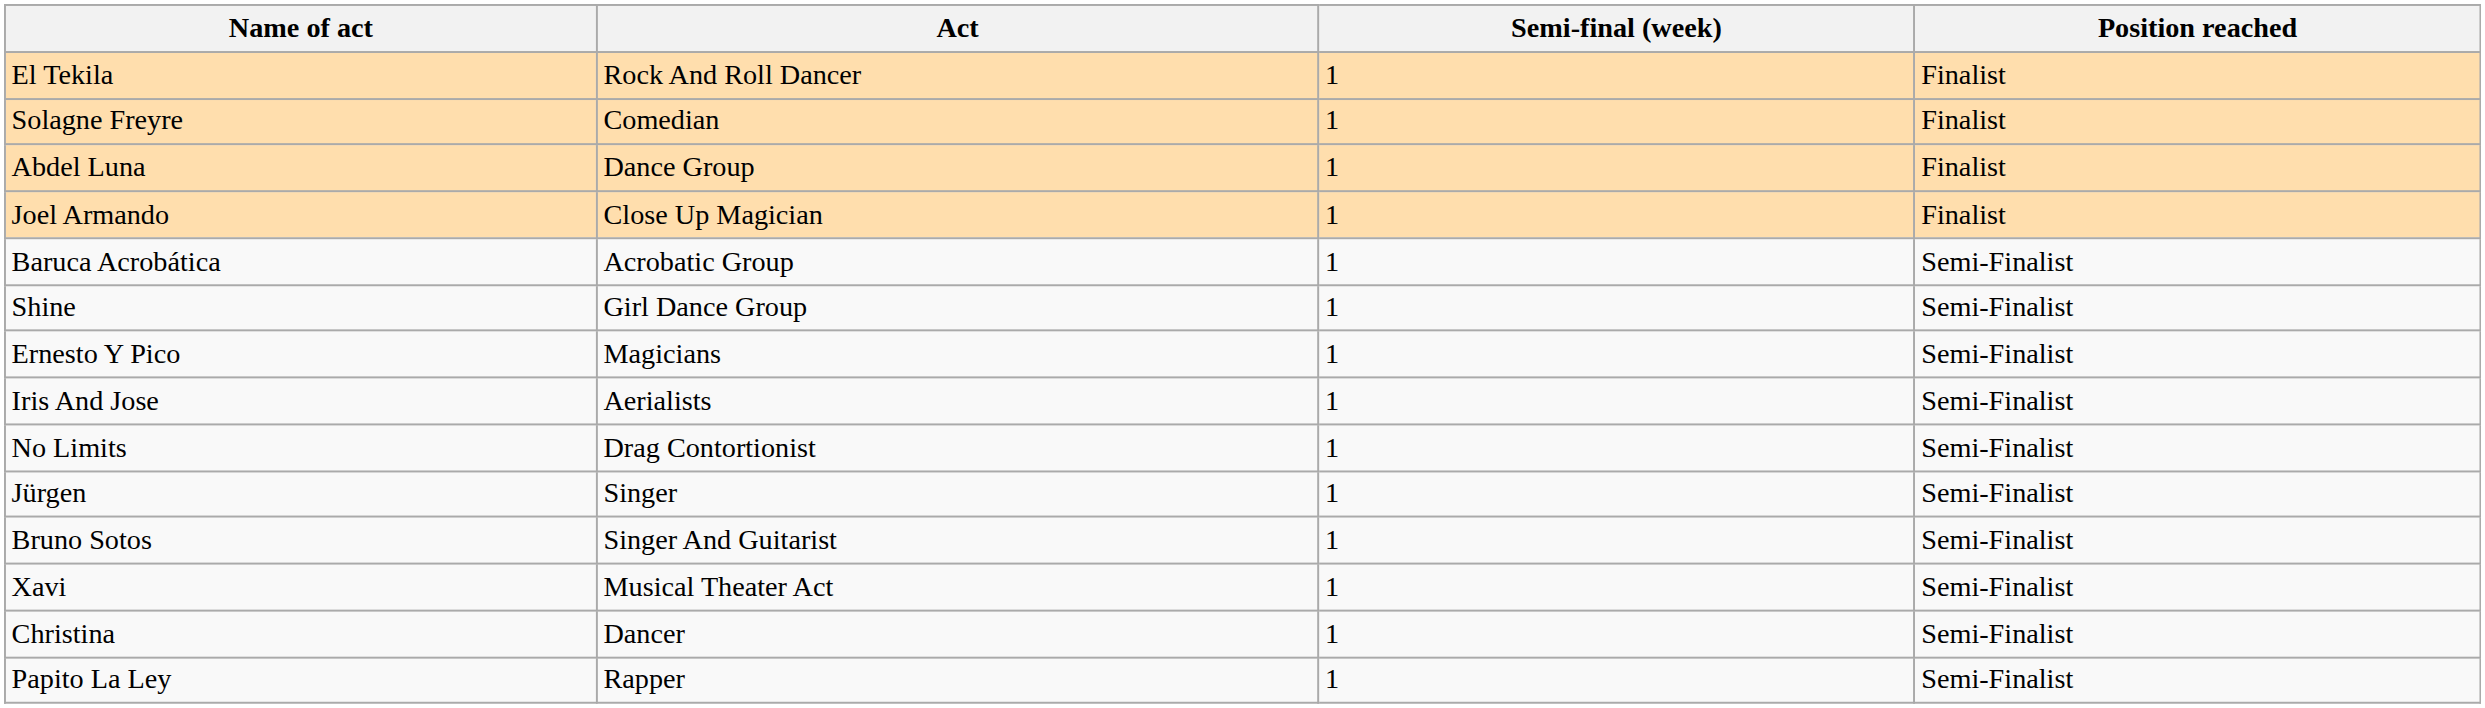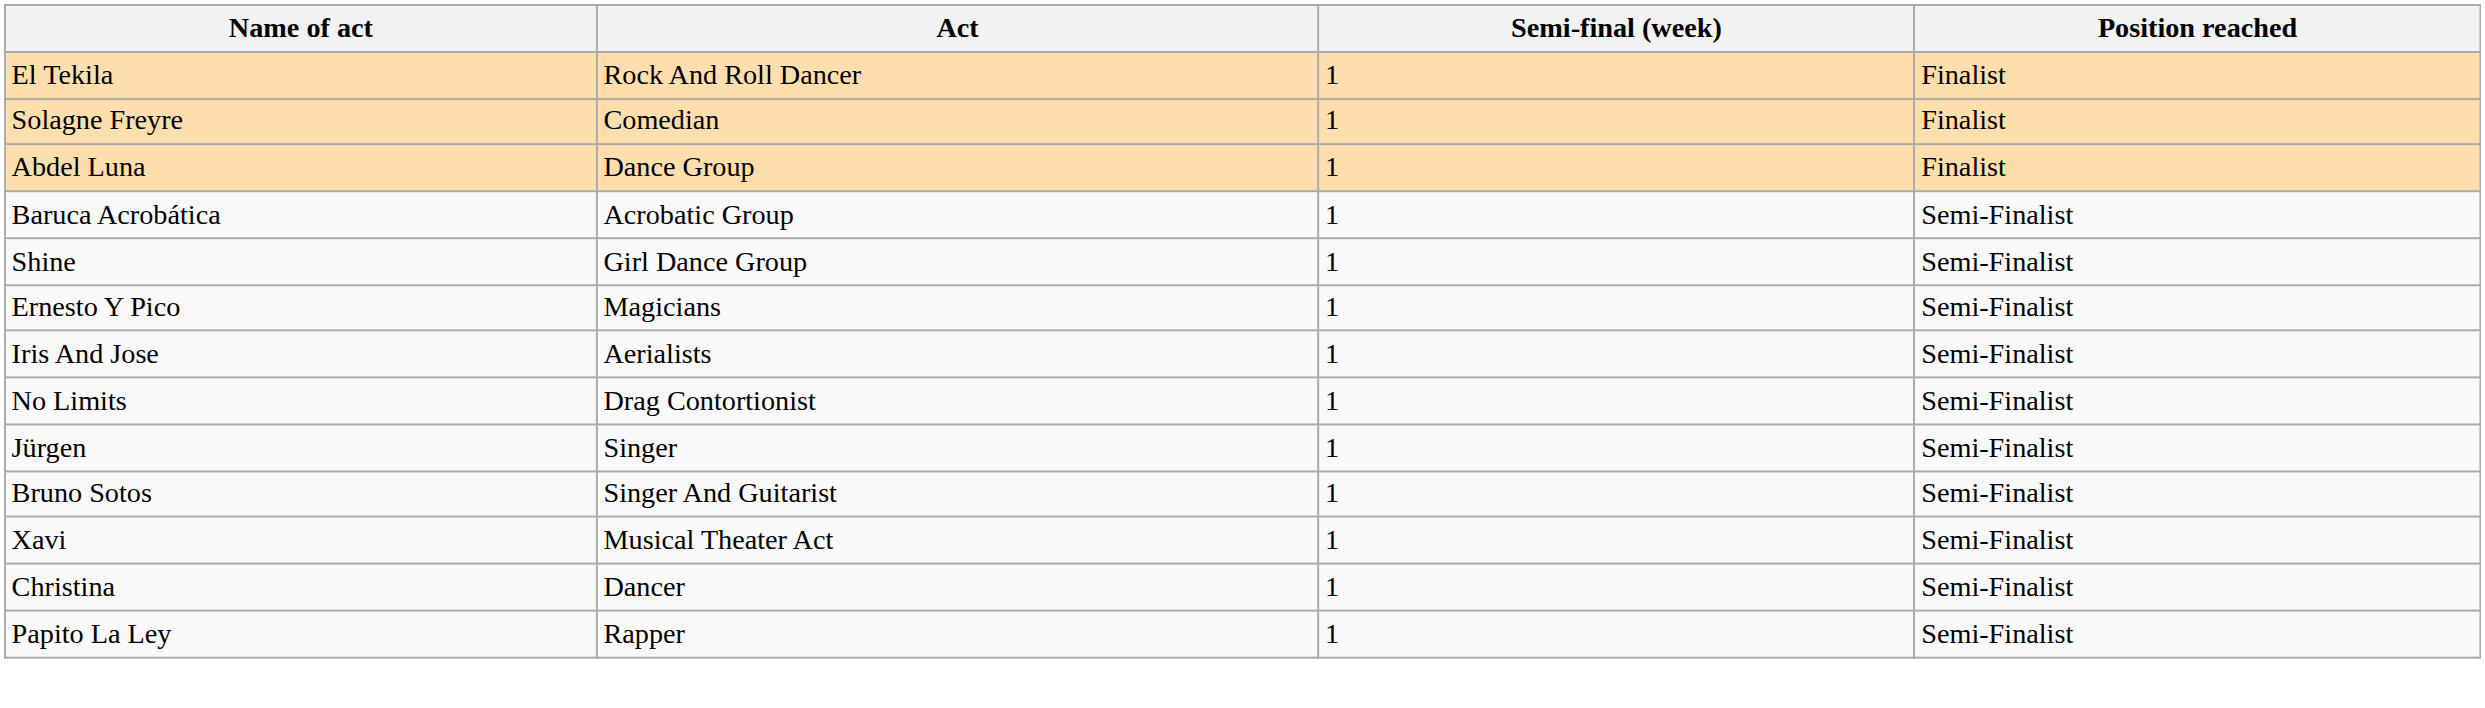- row: (90, 214)
